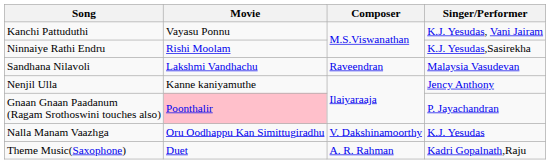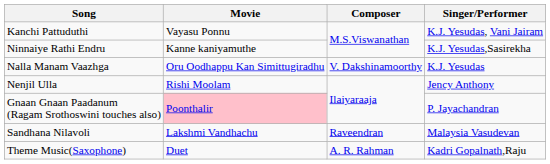(198, 48) Rishi Moolam -> (211, 48) Kanne kaniyamuthe
rows swapped: (58, 132) <-> (48, 66)
(211, 84) Kanne kaniyamuthe -> (198, 84) Rishi Moolam
